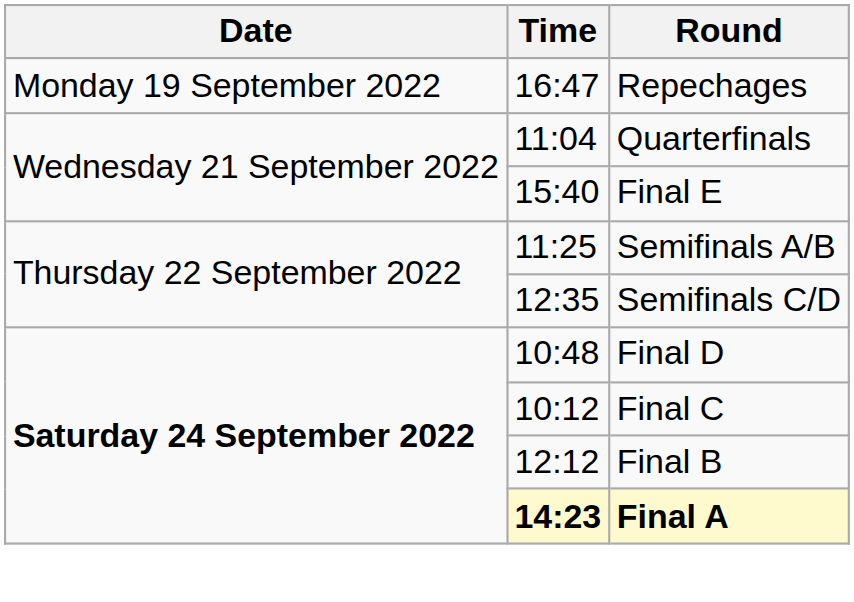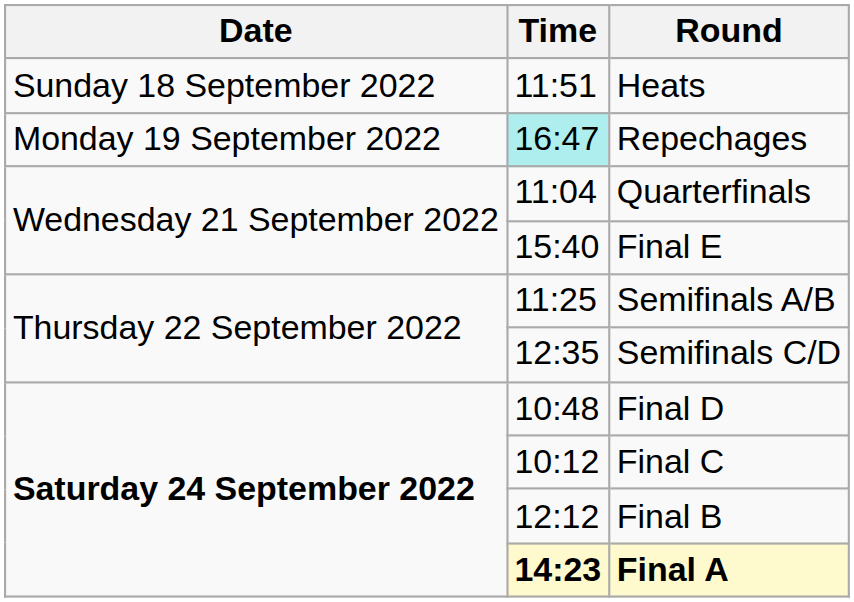+ row: (661, 85)
(557, 85) no background -> (557, 138) paleturquoise background
